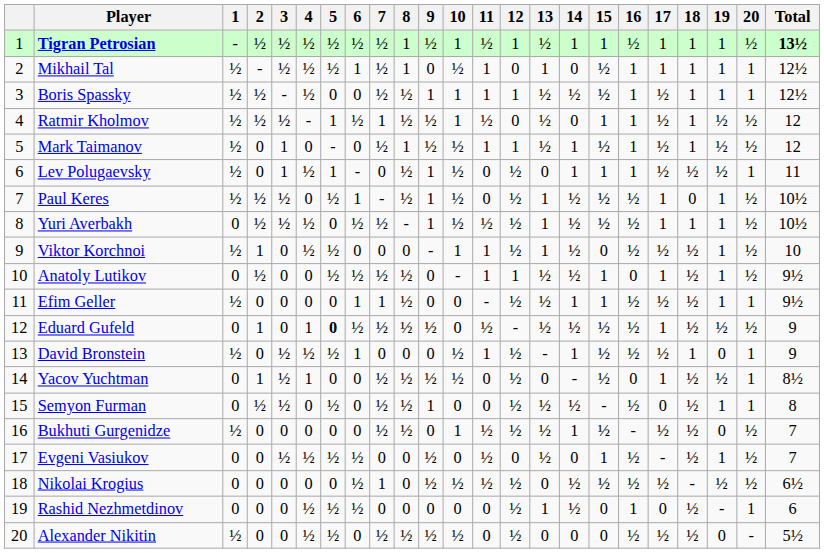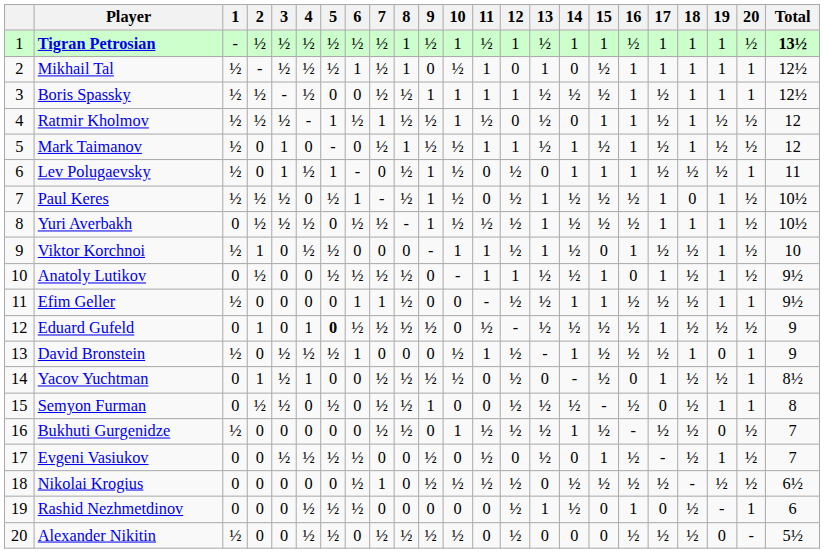(633, 250) ½ -> (633, 250) 1
